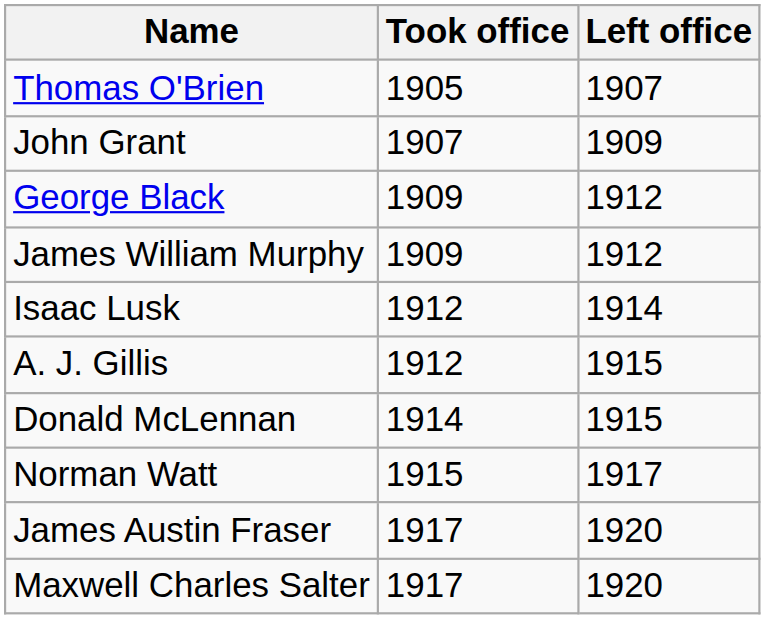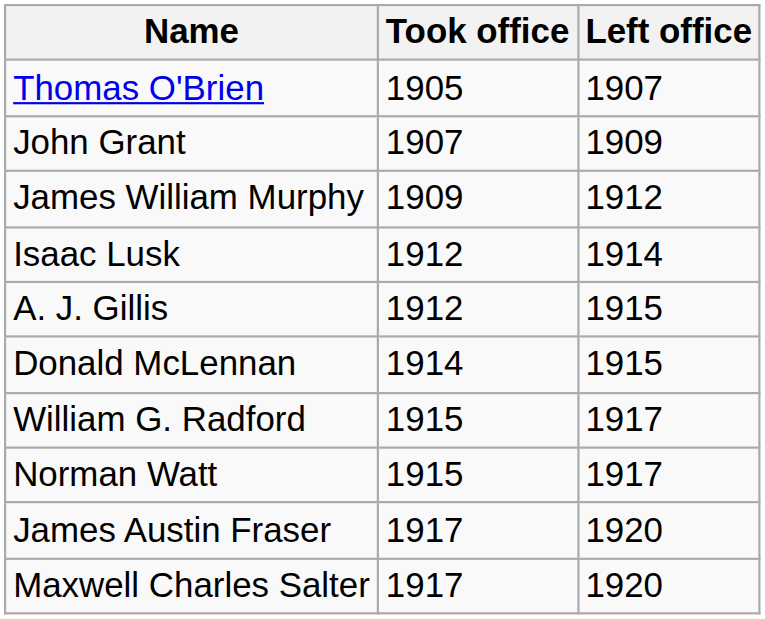- row: (119, 198)
+ row: (159, 419)
